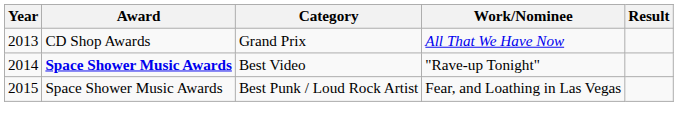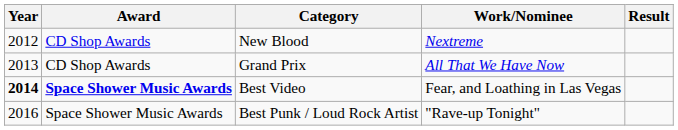+ row: (274, 40)
(23, 64) normal -> (23, 88) bold
(483, 64) "Rave-up Tonight" -> (523, 88) Fear, and Loathing in Las Vegas
(23, 88) 2015 -> (23, 112) 2016
(523, 88) Fear, and Loathing in Las Vegas -> (483, 112) "Rave-up Tonight"
